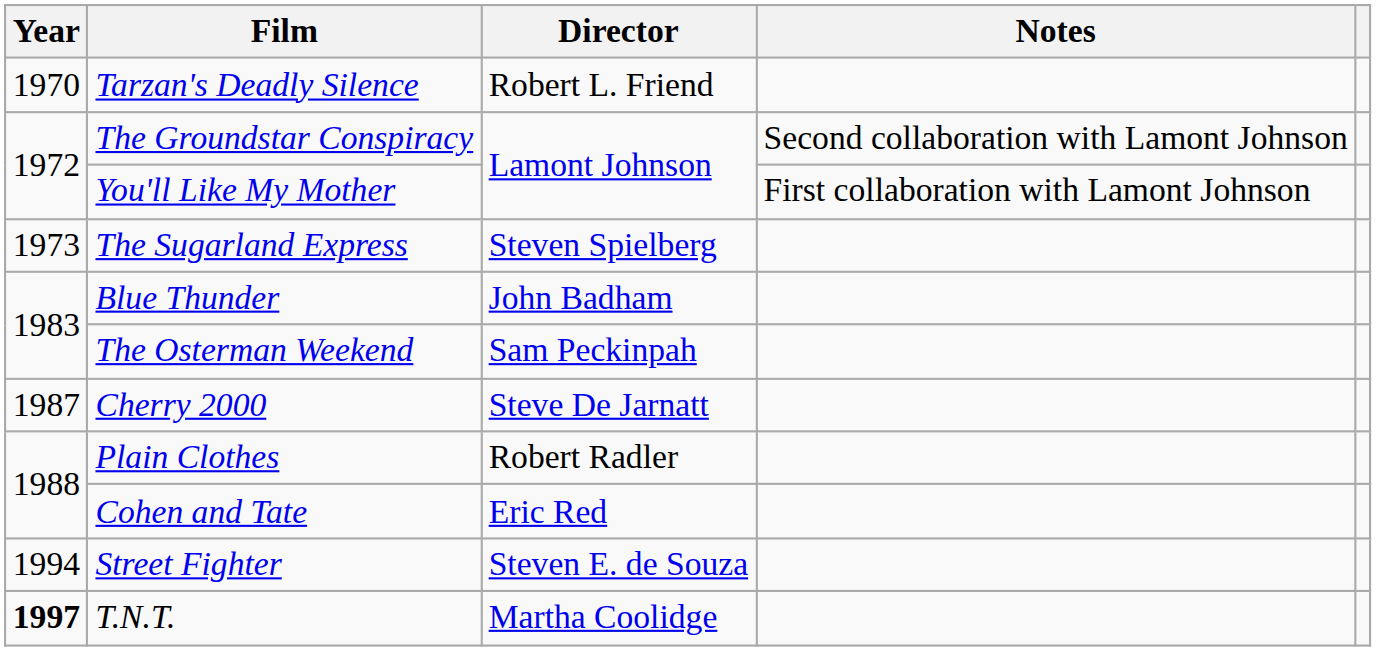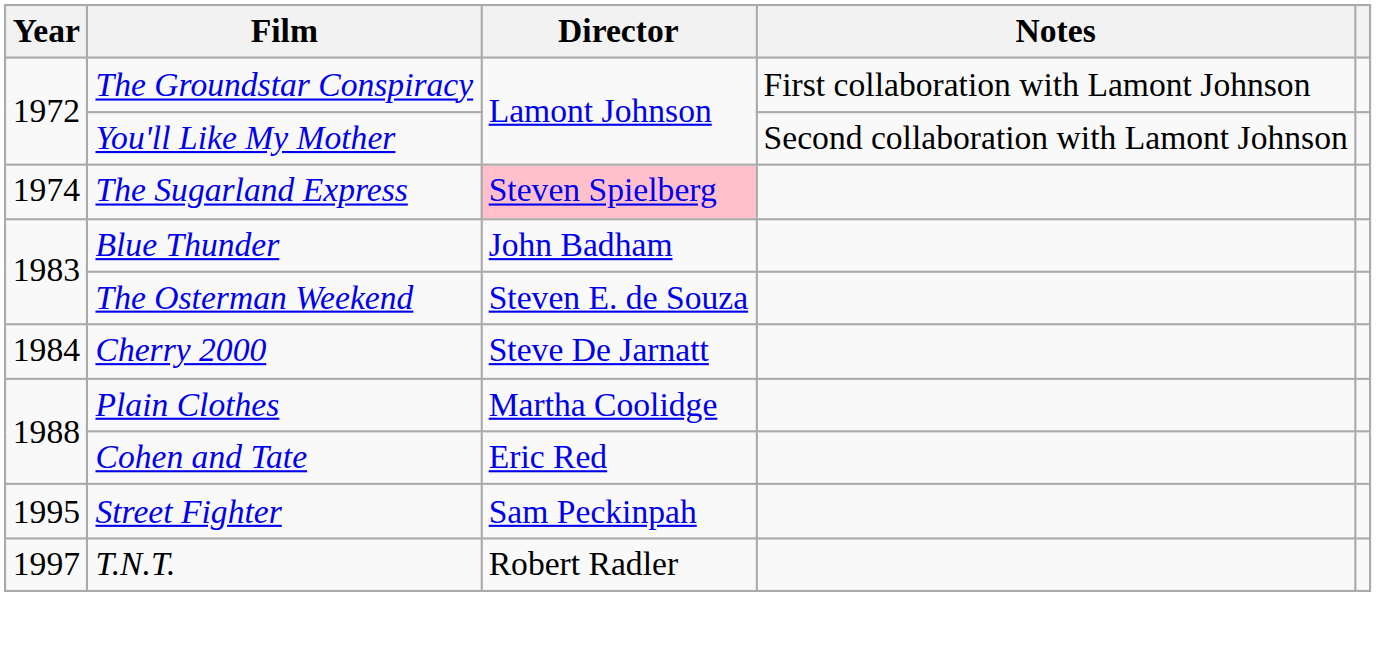- row: (257, 84)
(1056, 137) Second collaboration with Lamont Johnson -> (1037, 84) First collaboration with Lamont Johnson
(1037, 191) First collaboration with Lamont Johnson -> (1056, 137) Second collaboration with Lamont Johnson
(46, 244) 1973 -> (46, 191) 1974
(603, 244) no background -> (603, 191) pink background
(593, 350) Sam Peckinpah -> (618, 297) Steven E. de Souza
(46, 404) 1987 -> (46, 350) 1984
(583, 457) Robert Radler -> (603, 404) Martha Coolidge
(46, 564) 1994 -> (46, 510) 1995
(618, 564) Steven E. de Souza -> (593, 510) Sam Peckinpah
(46, 617) bold -> (46, 564) normal
(603, 617) Martha Coolidge -> (583, 564) Robert Radler
